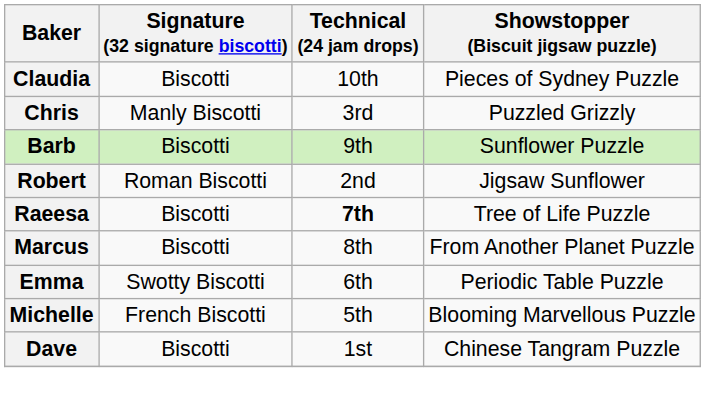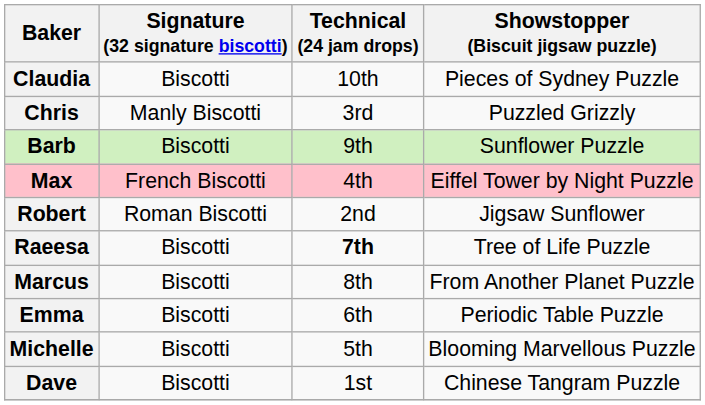+ row: (52, 180)
(195, 281) Swotty Biscotti -> (195, 315) Biscotti
(195, 315) French Biscotti -> (195, 349) Biscotti
